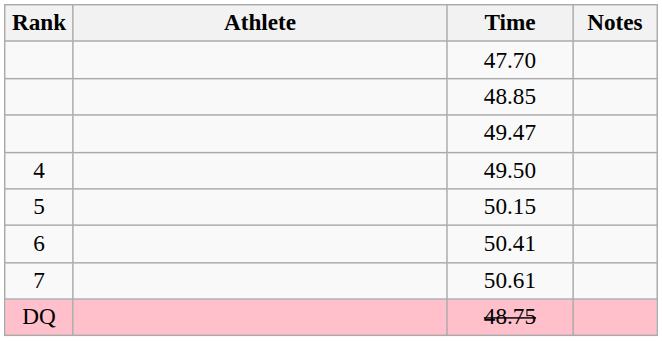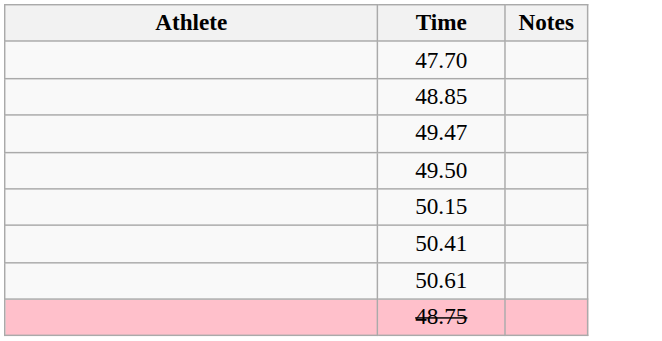- column: (39, 22)
